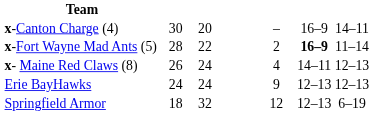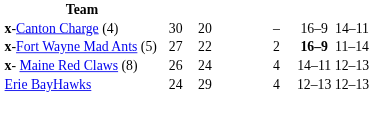(176, 47) 28 -> (176, 47) 27
(205, 85) 24 -> (205, 85) 29
(276, 85) 9 -> (276, 85) 4
- row: (55, 103)
